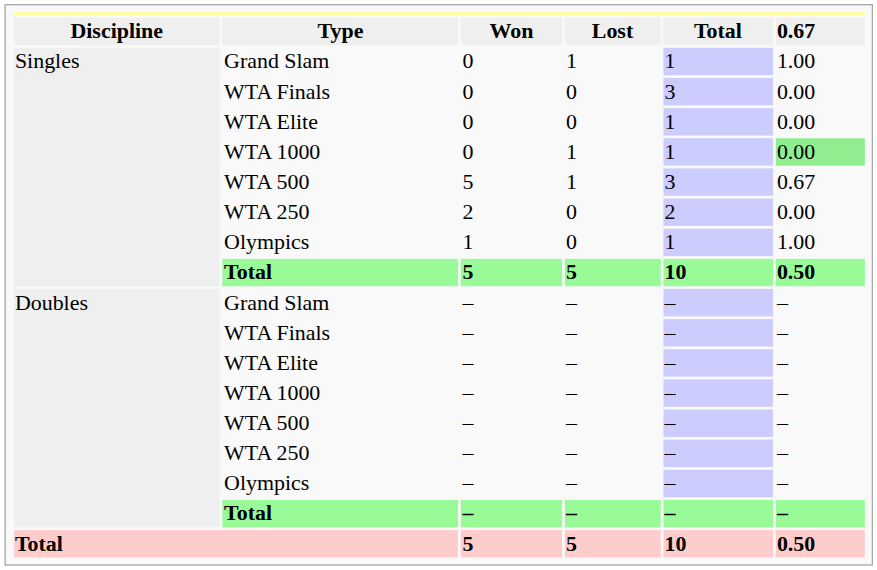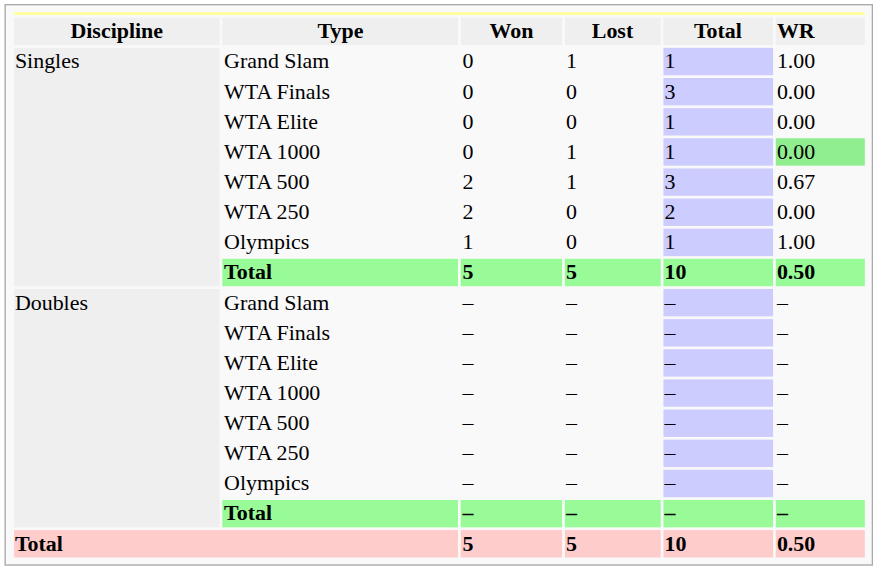(796, 31) 0.67 -> (796, 31) WR
(468, 182) 5 -> (468, 182) 2
